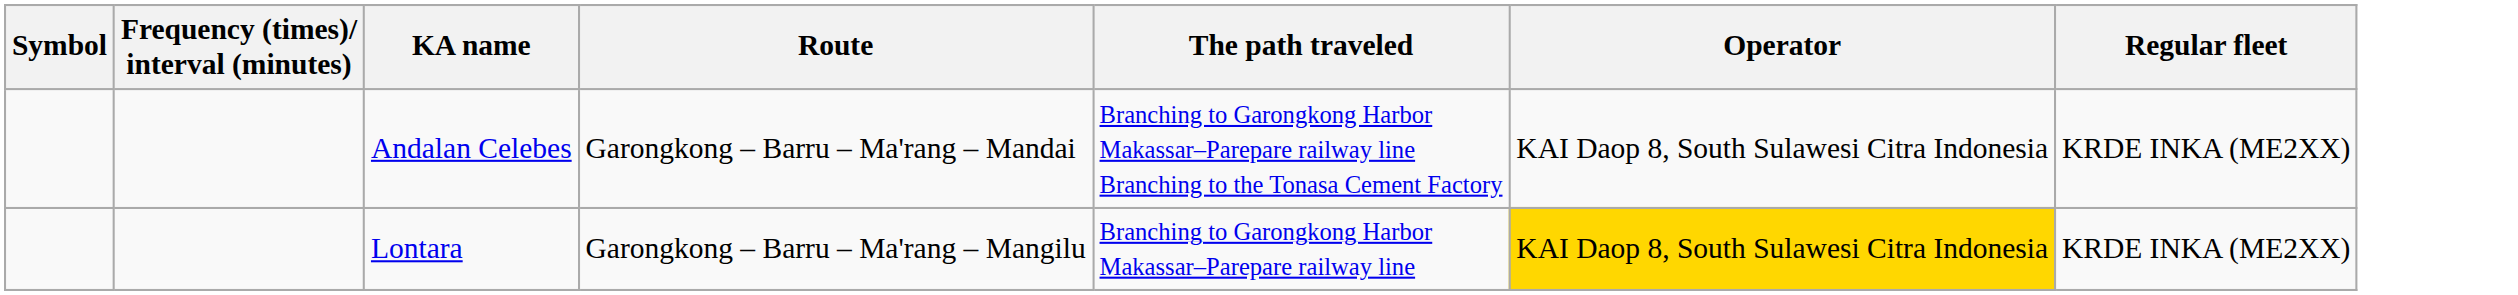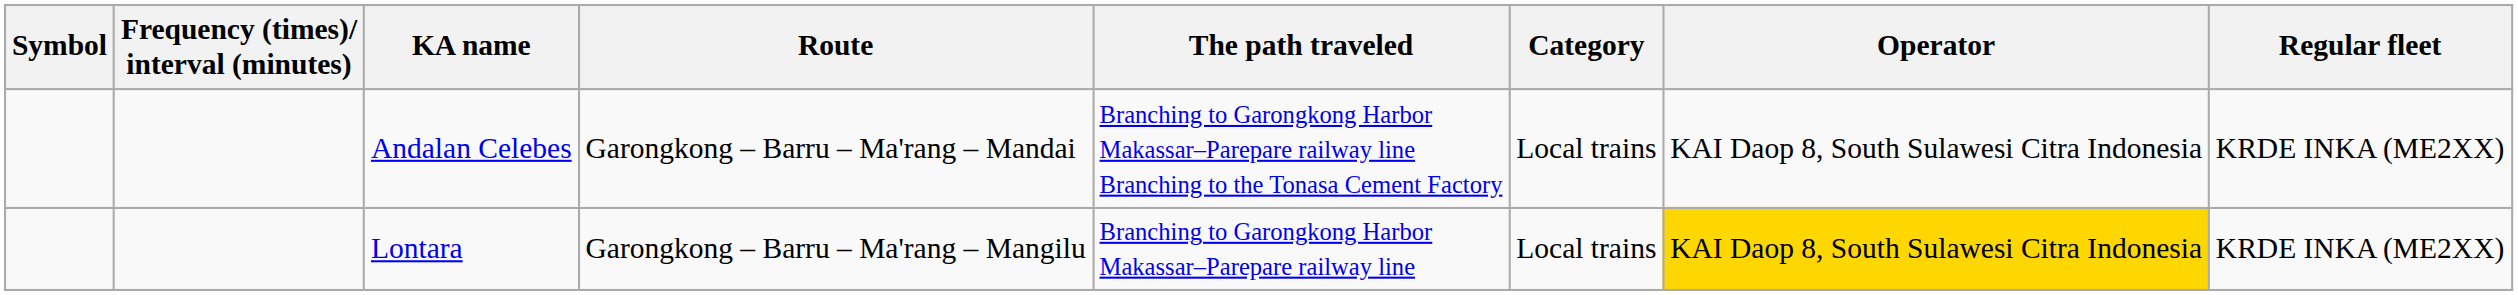+ column: (1586, 46)
